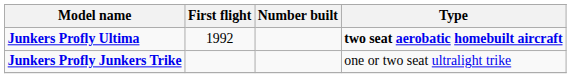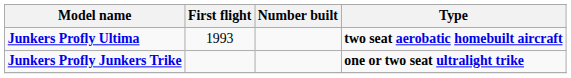(220, 39) 1992 -> (220, 39) 1993
(428, 61) normal -> (434, 61) bold
